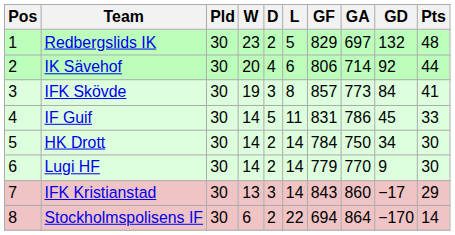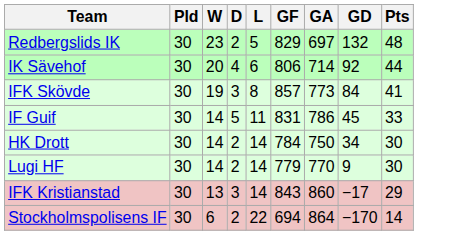- column: (23, 17)
